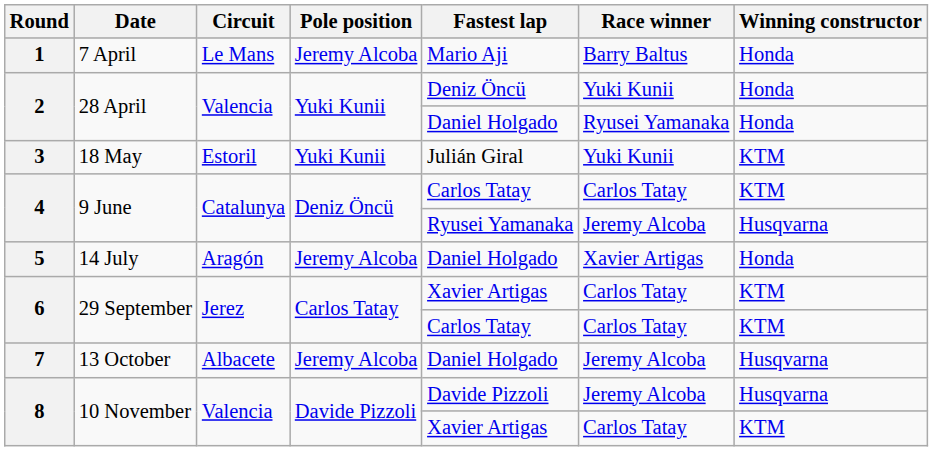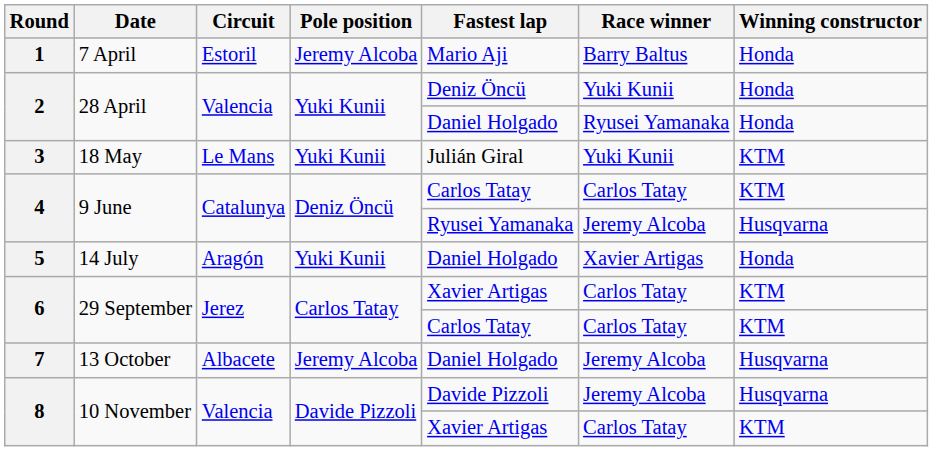(238, 54) Le Mans -> (229, 54) Estoril
(229, 156) Estoril -> (238, 156) Le Mans
(356, 258) Jeremy Alcoba -> (340, 258) Yuki Kunii
